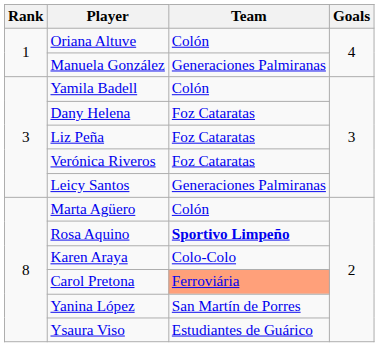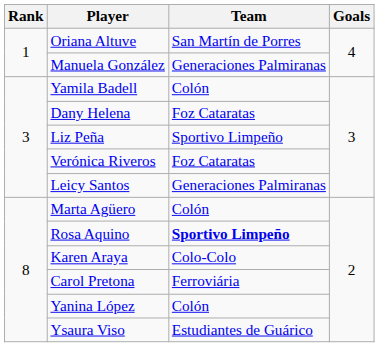(190, 40) Colón -> (236, 40) San Martín de Porres
(213, 137) Foz Cataratas -> (227, 137) Sportivo Limpeño
(206, 281) lightsalmon background -> (206, 281) no background
(236, 305) San Martín de Porres -> (190, 305) Colón
